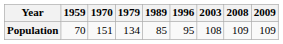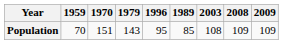columns swapped: (156, 13) <-> (183, 13)
(132, 30) 134 -> (132, 30) 143
